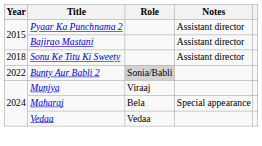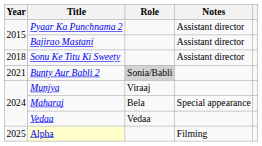(16, 73) 2022 -> (16, 73) 2021
+ row: (42, 133)
